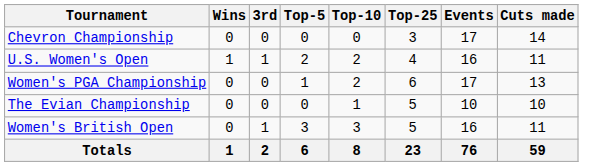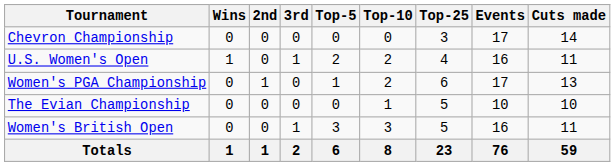+ column: (265, 16)
